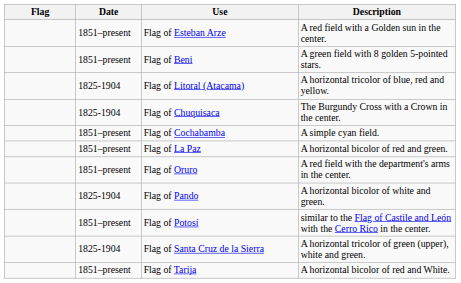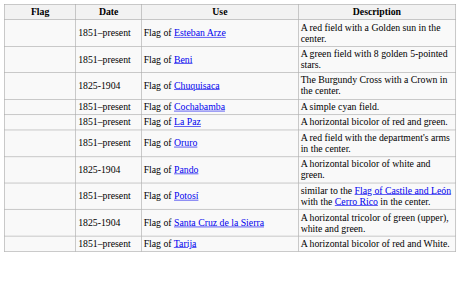- row: (194, 86)
